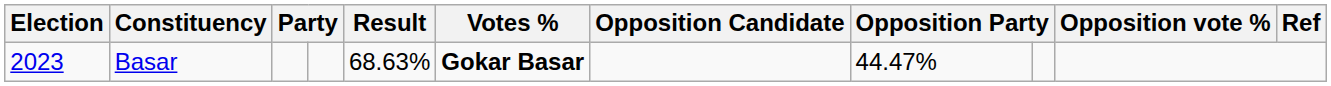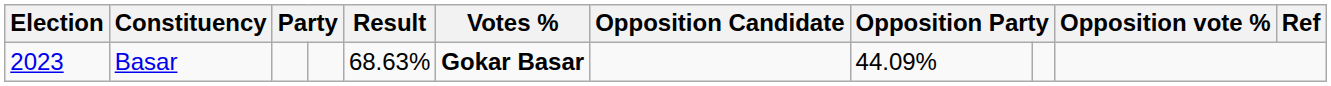(896, 61) 44.47% -> (896, 61) 44.09%
